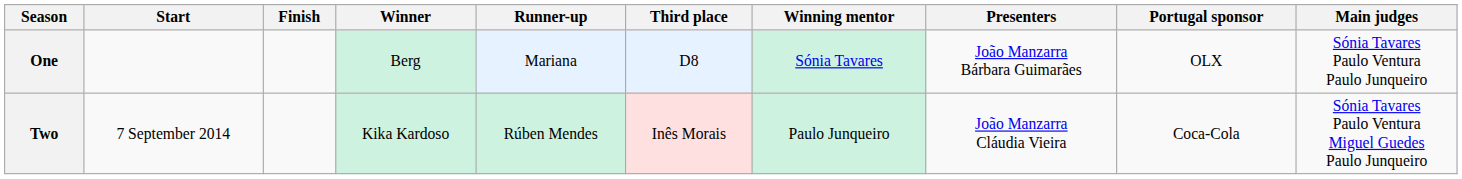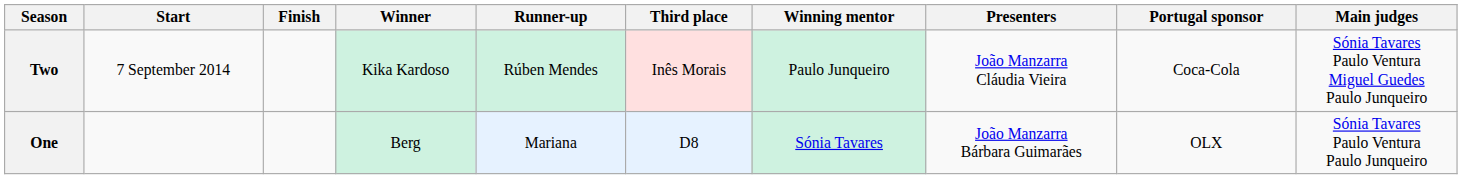rows swapped: (44, 61) <-> (44, 133)
